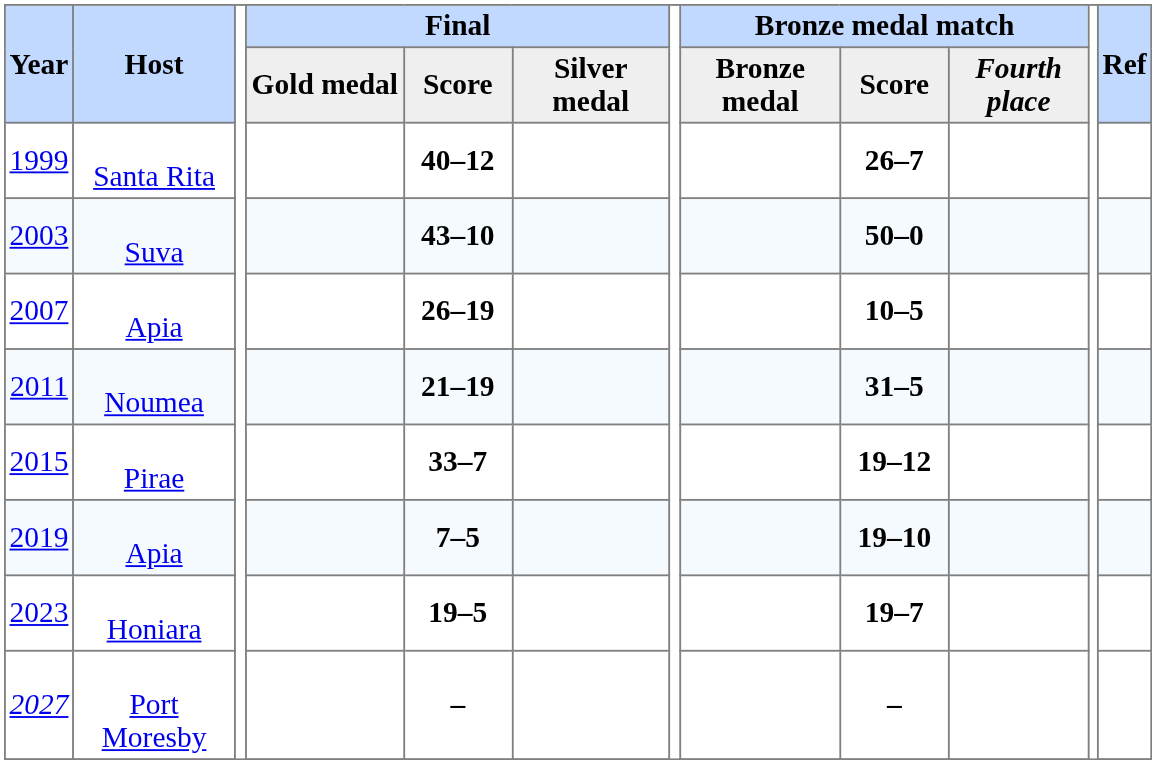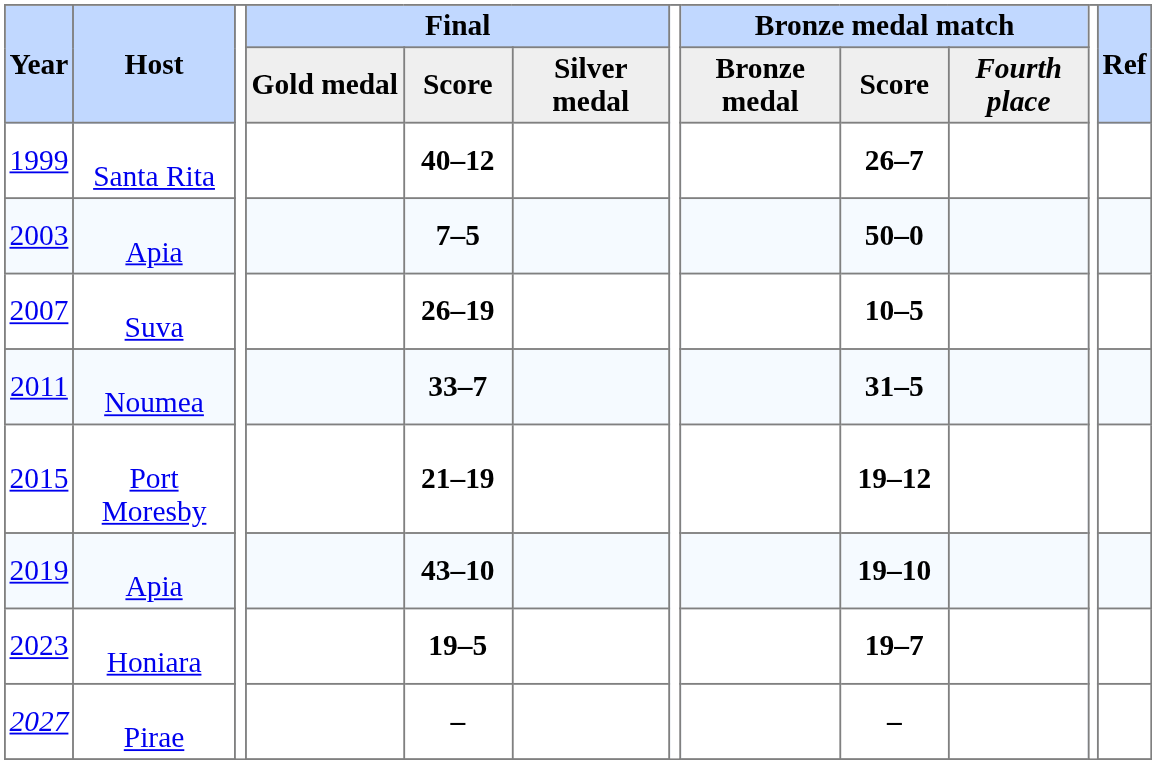(154, 251) Suva -> (154, 251) Apia
(458, 235) 43–10 -> (458, 235) 7–5
(154, 327) Apia -> (154, 327) Suva
(458, 386) 21–19 -> (458, 386) 33–7
(154, 478) Pirae -> (154, 494) Port Moresby
(458, 461) 33–7 -> (458, 478) 21–19
(458, 537) 7–5 -> (458, 570) 43–10
(154, 721) Port Moresby -> (154, 737) Pirae
